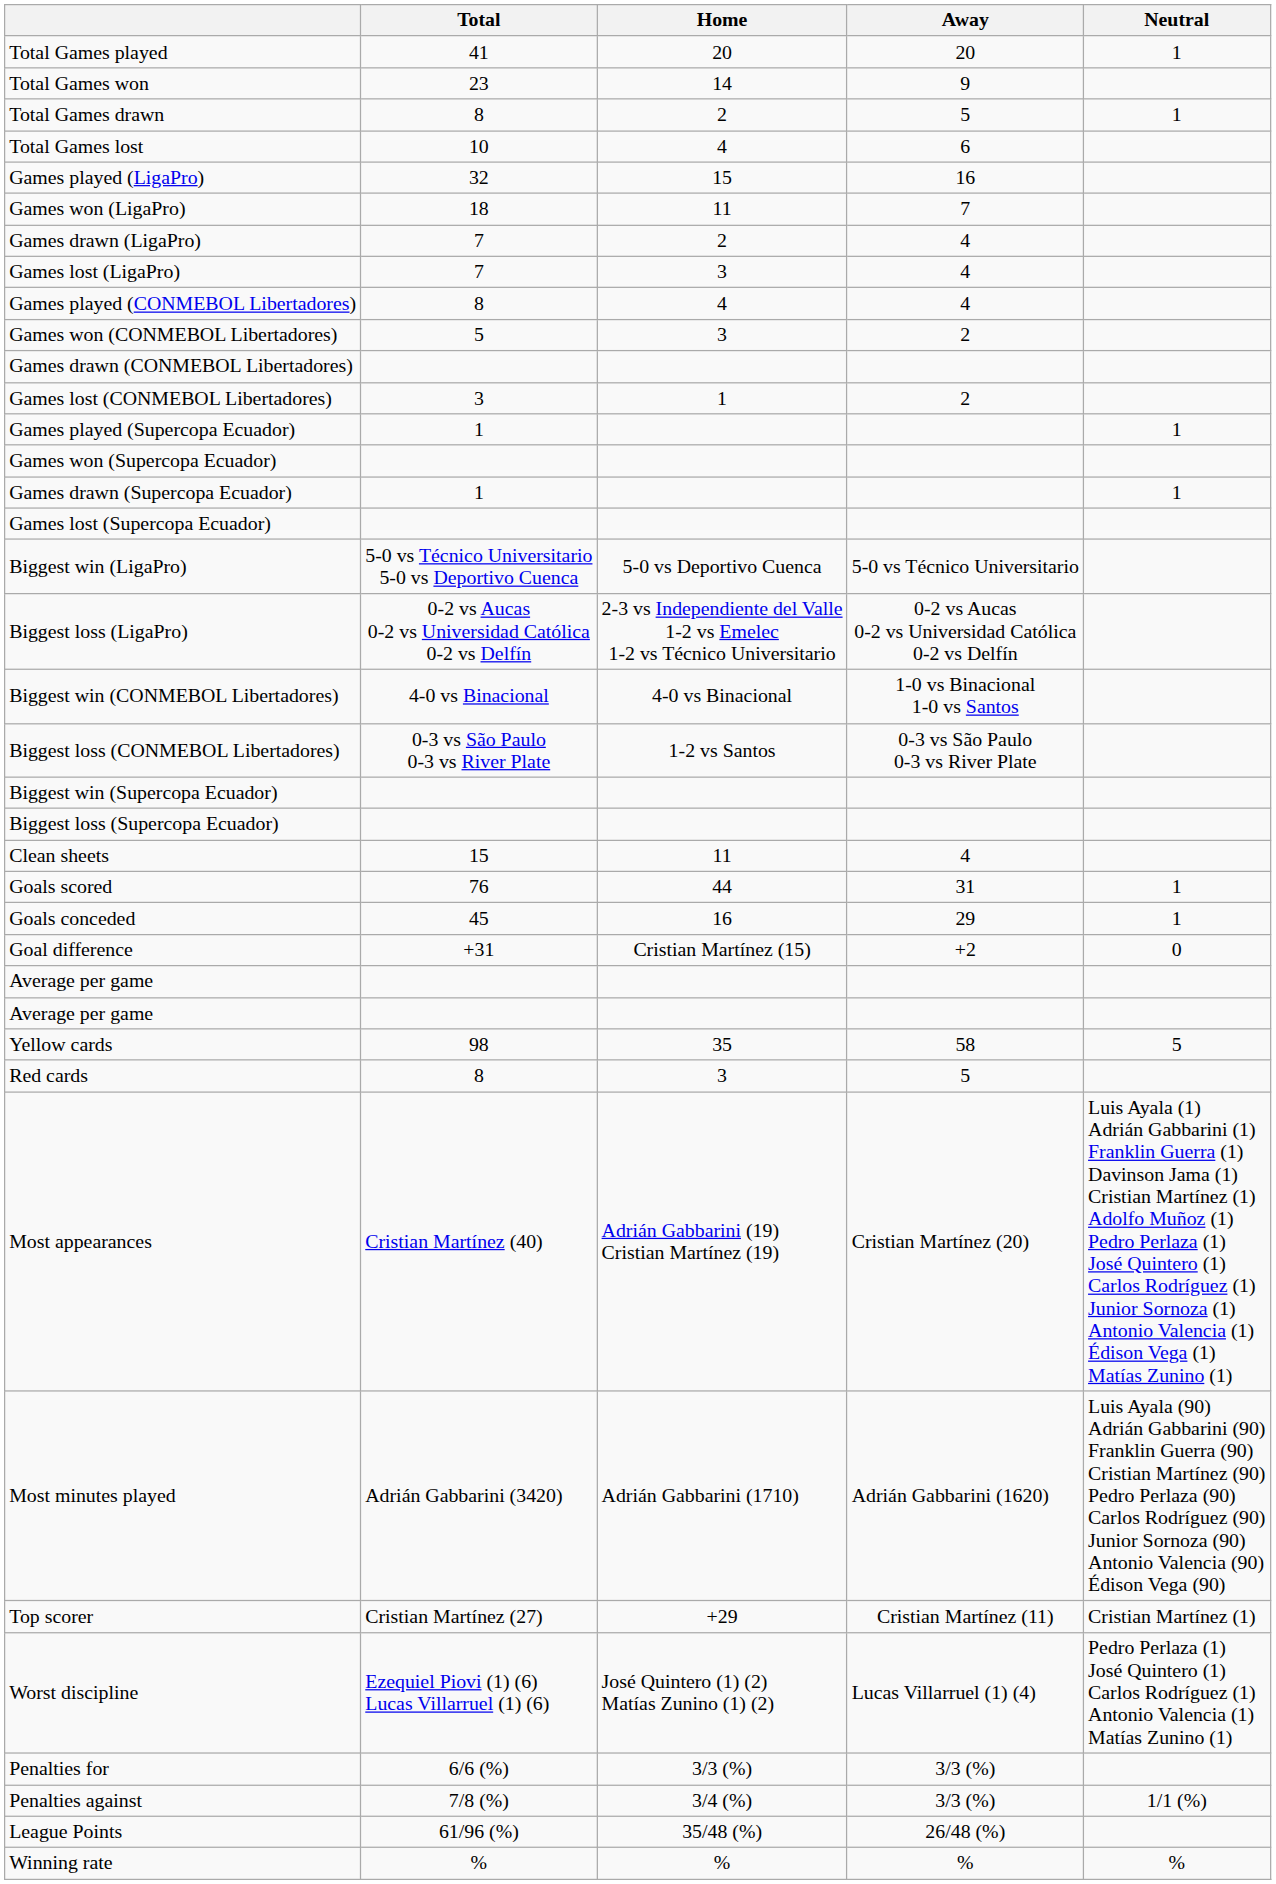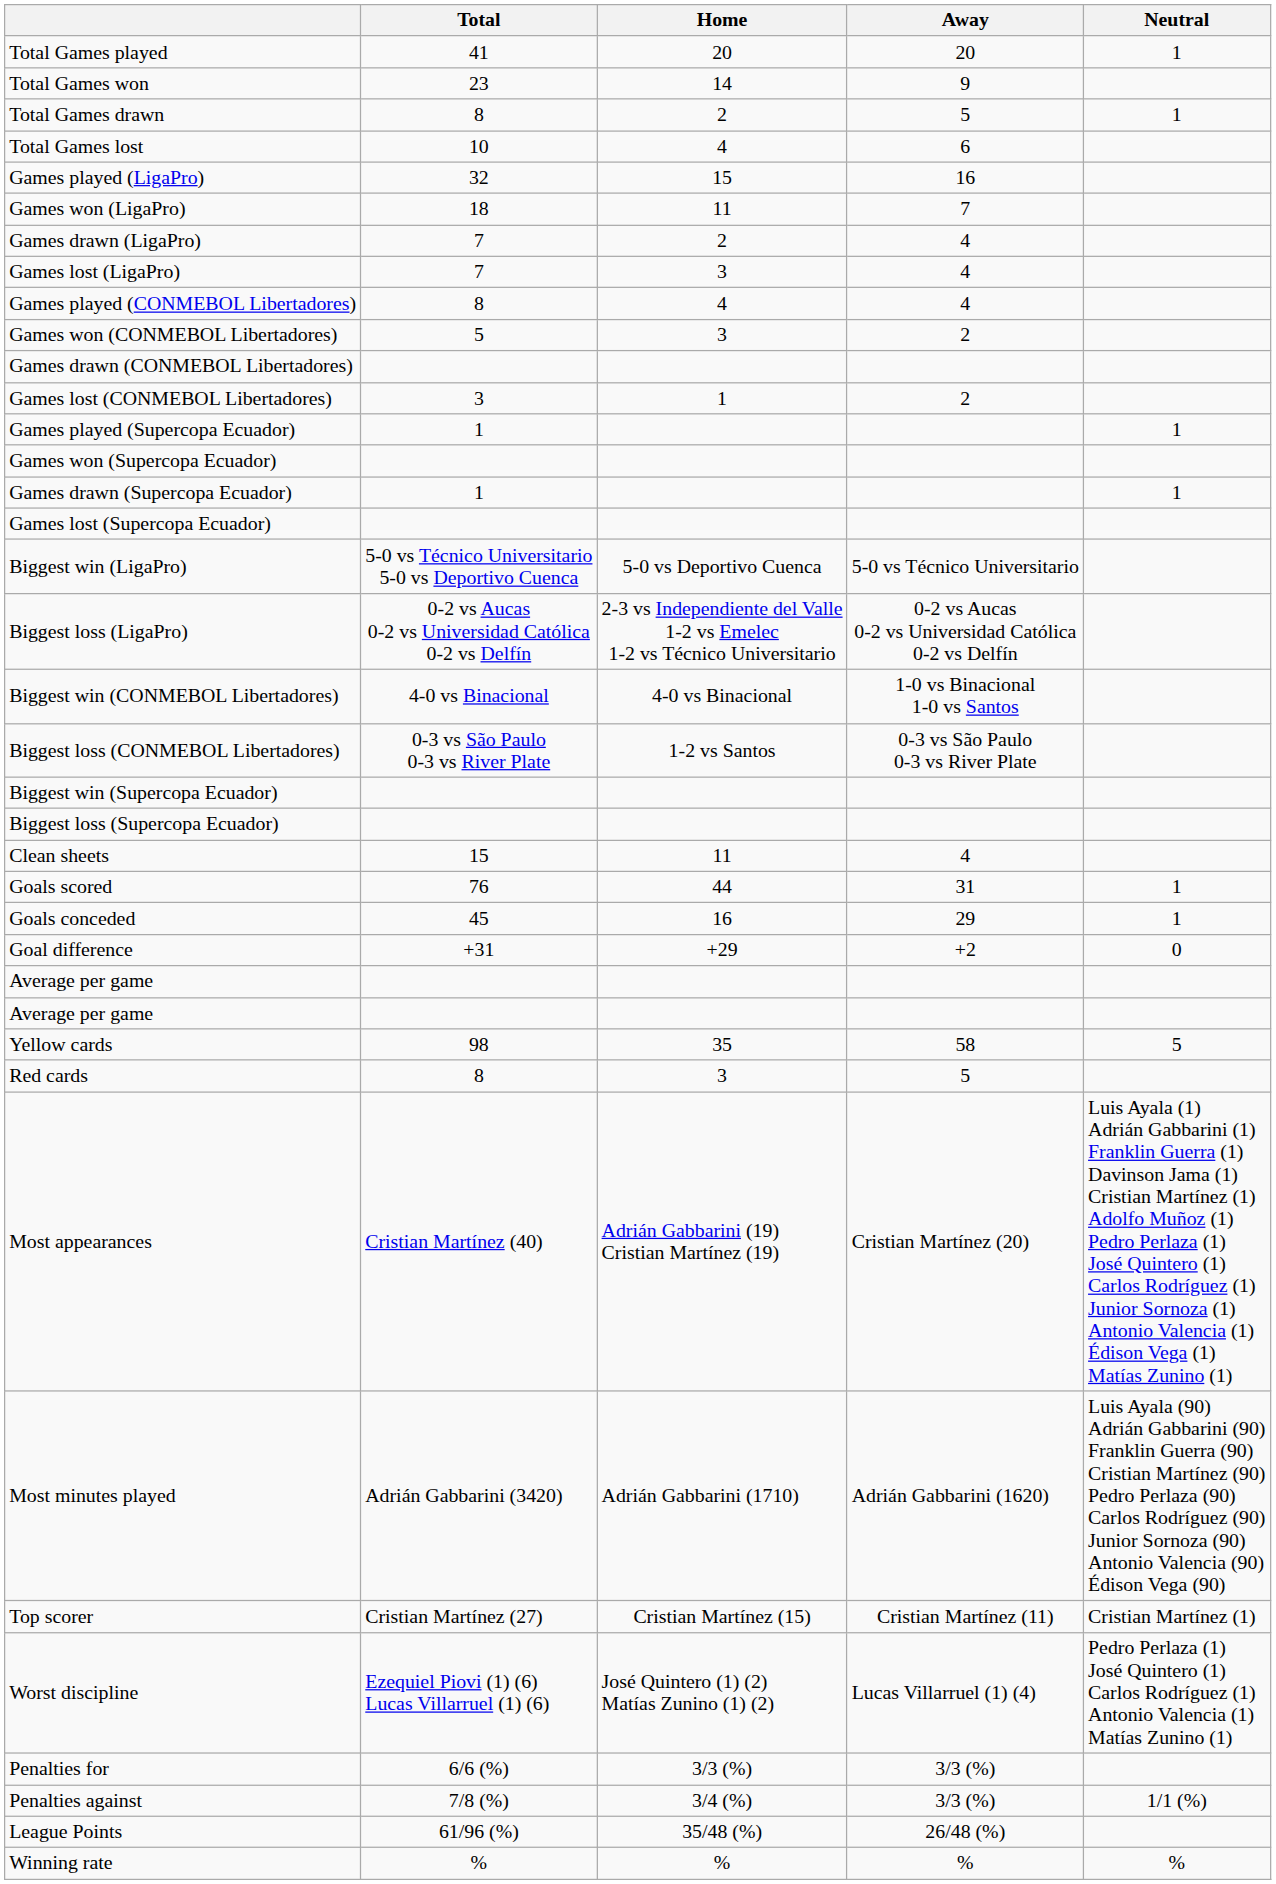(722, 949) Cristian Martínez (15) -> (722, 949) +29
(722, 1616) +29 -> (722, 1616) Cristian Martínez (15)
